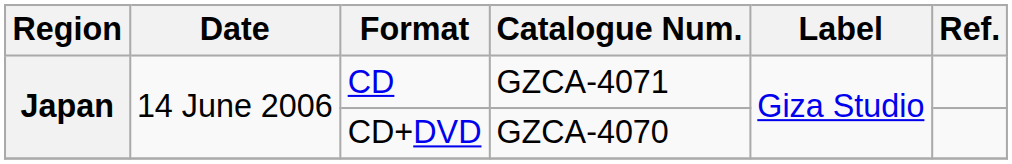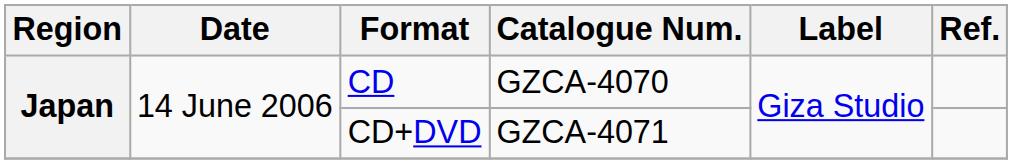(583, 81) GZCA-4071 -> (583, 81) GZCA-4070
(583, 132) GZCA-4070 -> (583, 132) GZCA-4071
